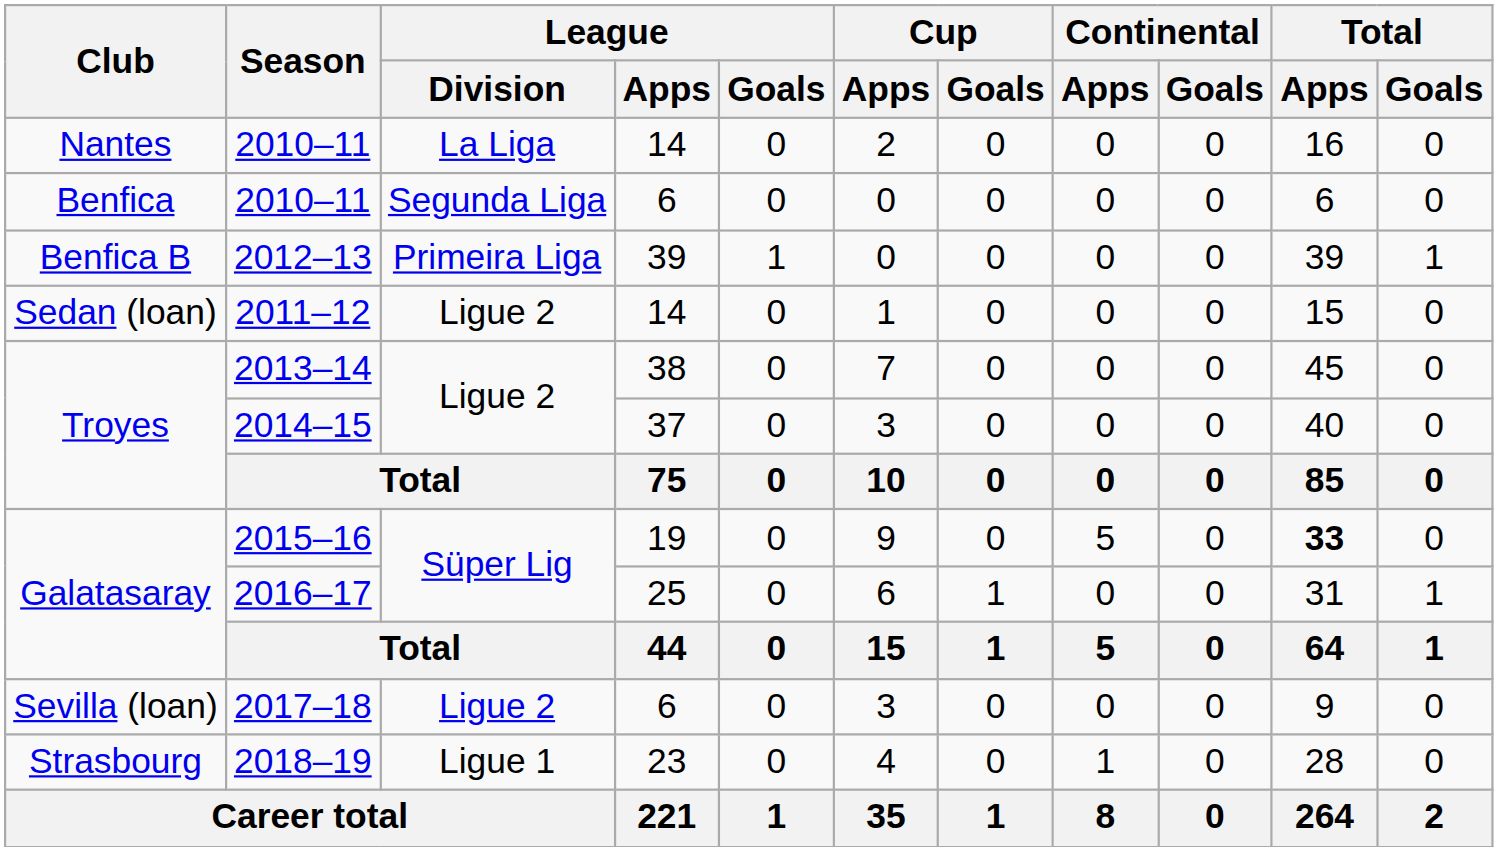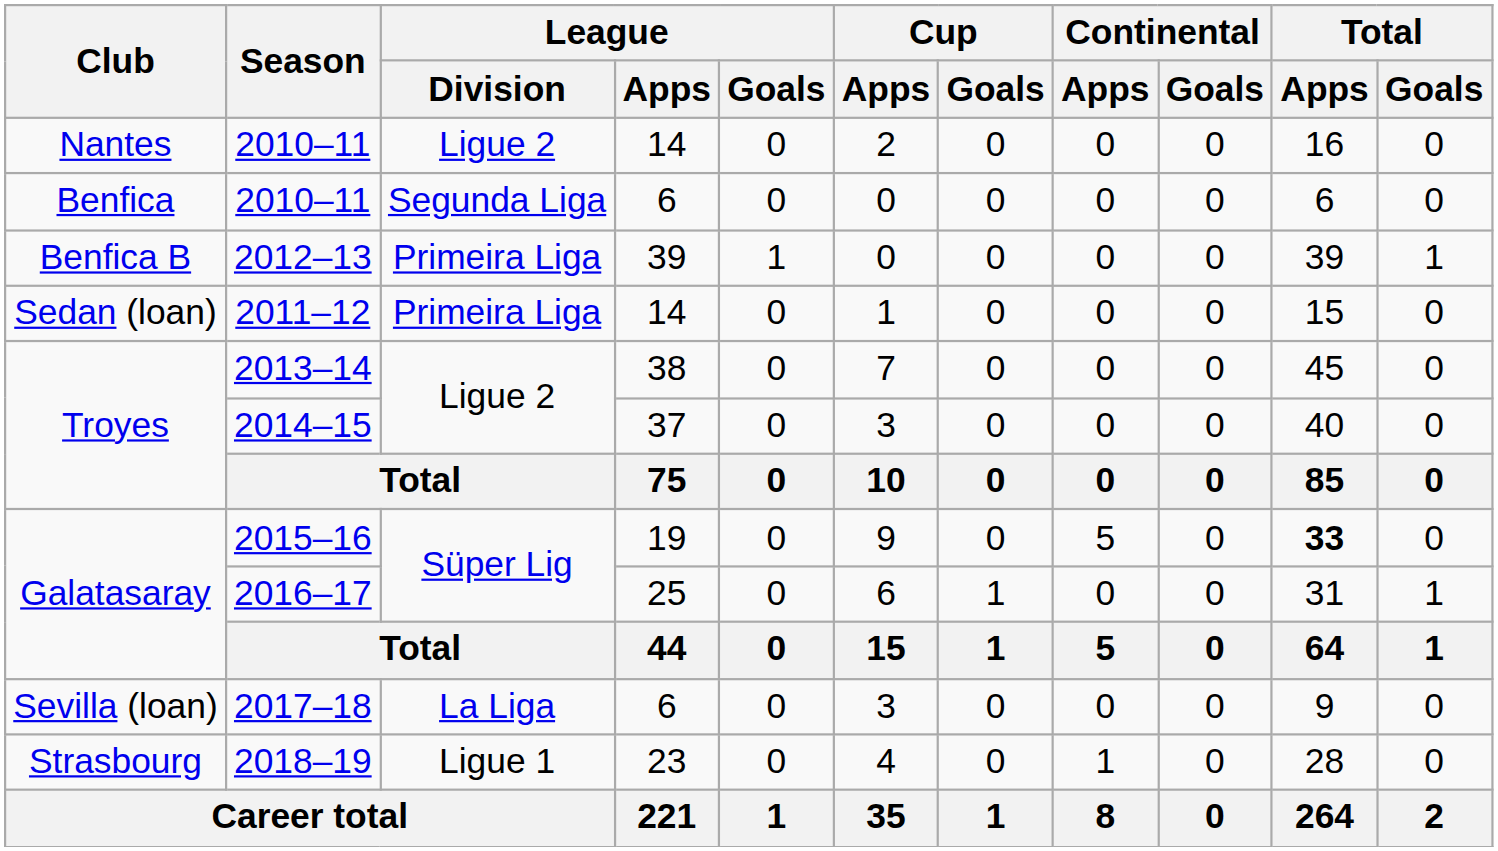(497, 144) La Liga -> (497, 144) Ligue 2
(497, 312) Ligue 2 -> (497, 312) Primeira Liga
(497, 705) Ligue 2 -> (497, 705) La Liga
